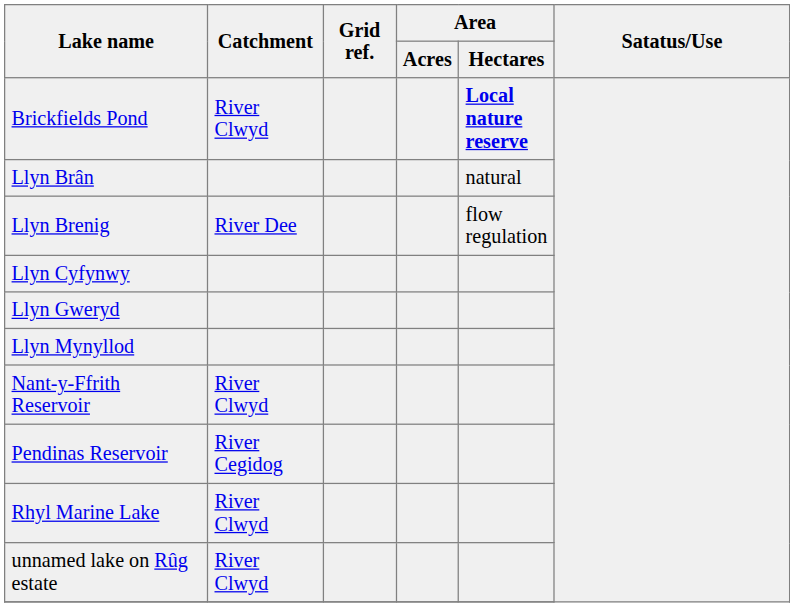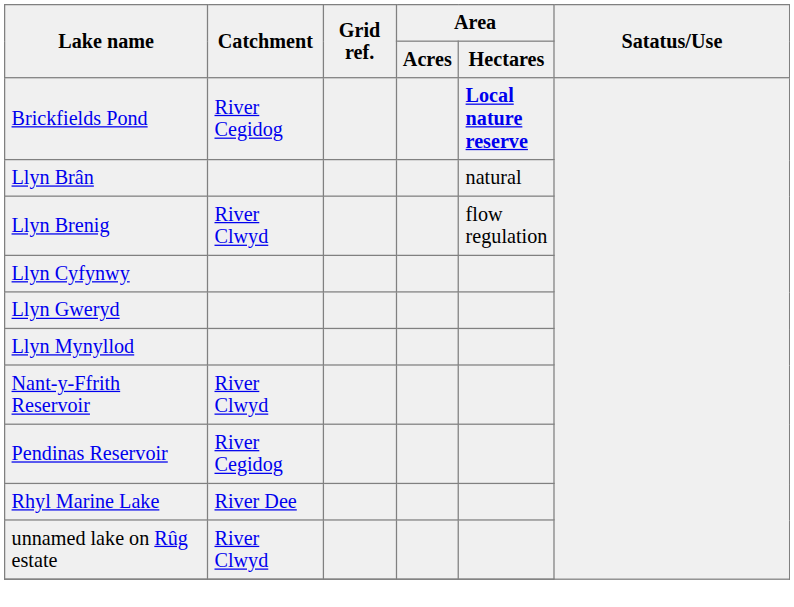(241, 118) River Clwyd -> (249, 118) River Cegidog
(256, 225) River Dee -> (241, 225) River Clwyd
(241, 512) River Clwyd -> (256, 501) River Dee
